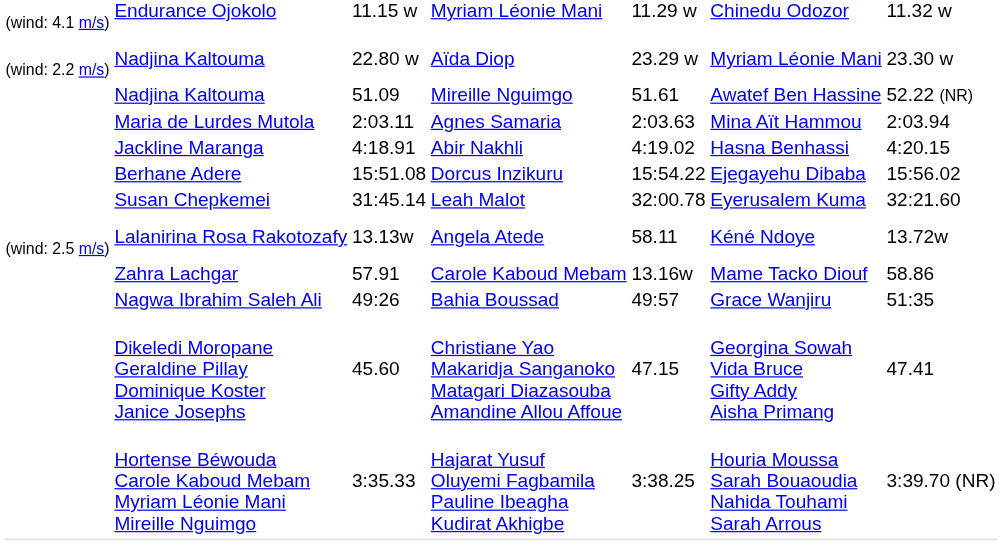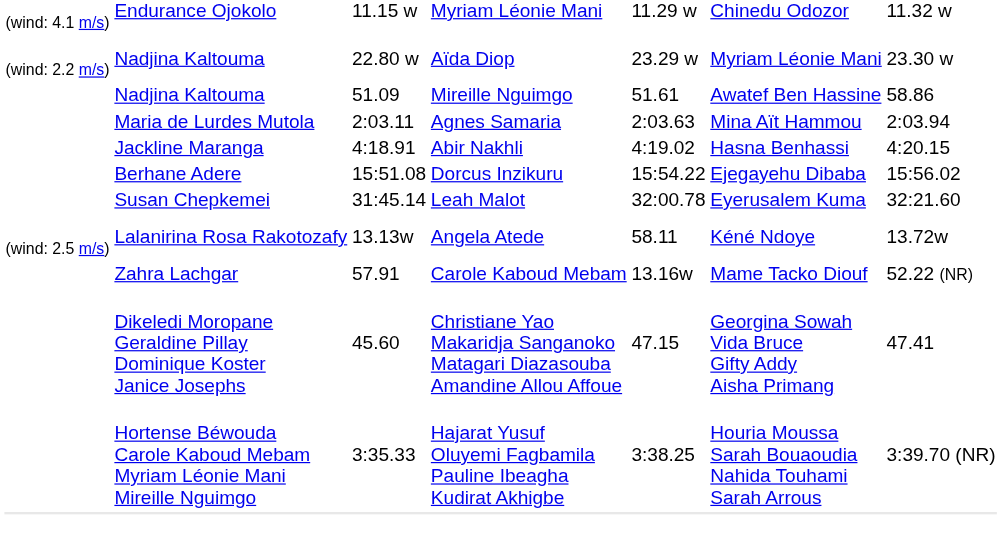(930, 95) 52.22 (NR) -> (910, 95) 58.86
(910, 273) 58.86 -> (930, 273) 52.22 (NR)
- row: (495, 300)
